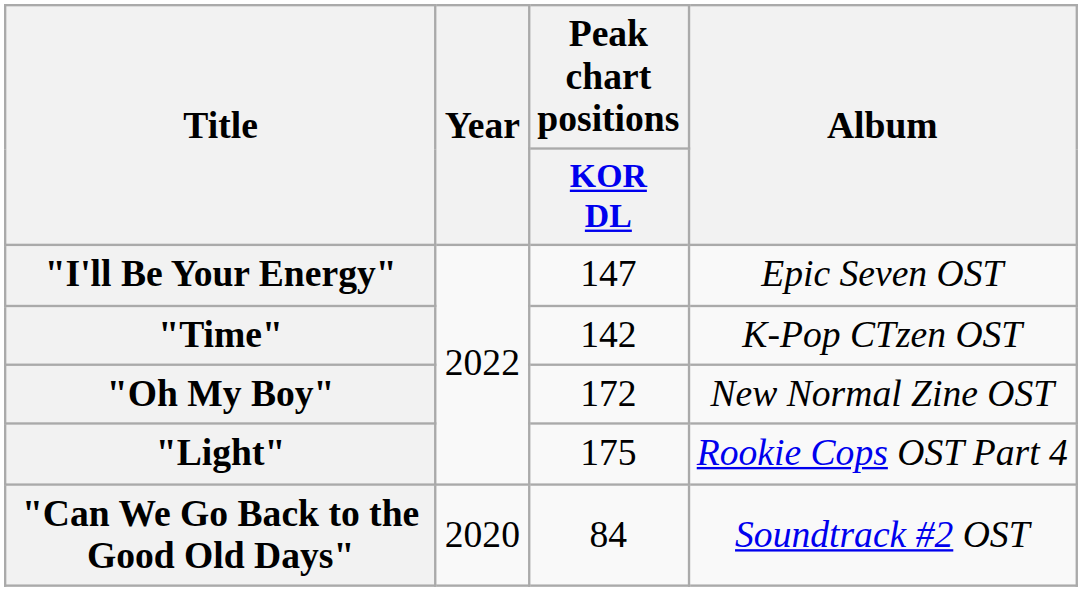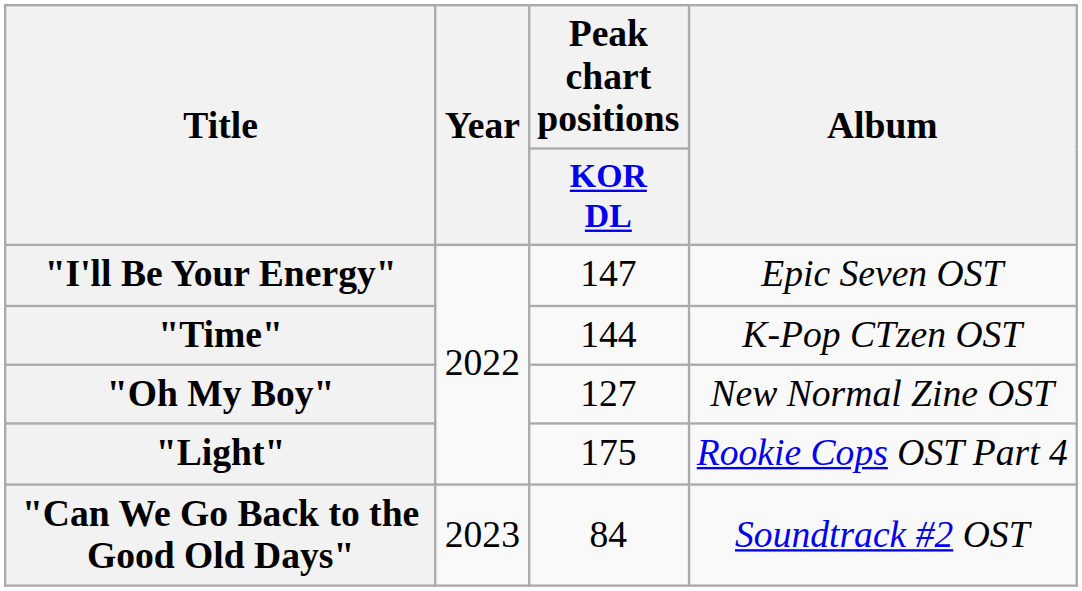(608, 333) 142 -> (608, 333) 144
(608, 393) 172 -> (608, 393) 127
(482, 533) 2020 -> (482, 533) 2023
